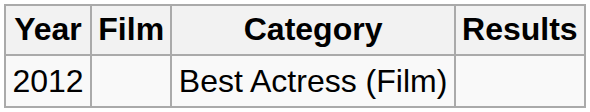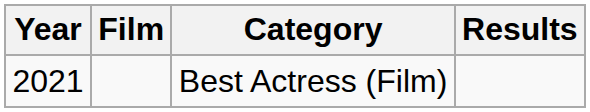(48, 80) 2012 -> (48, 80) 2021
